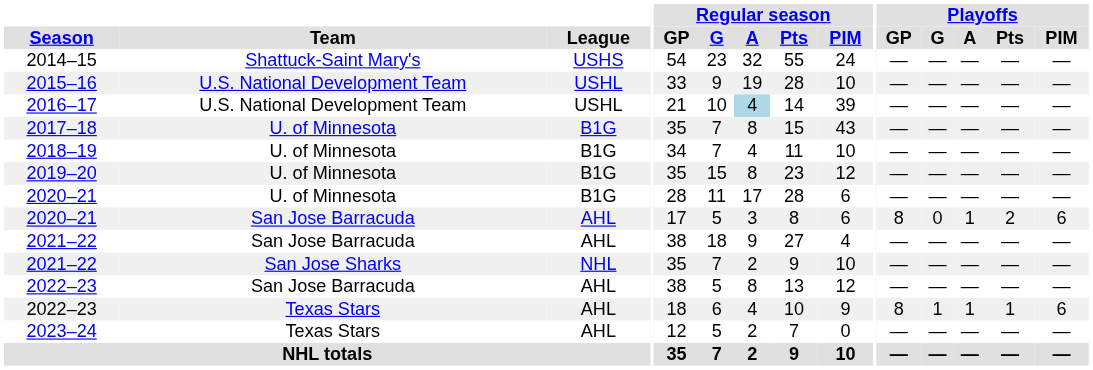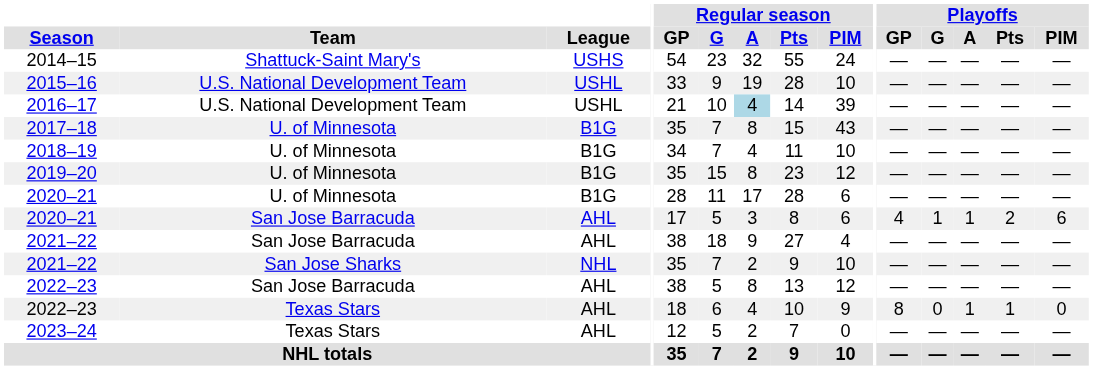(899, 218) 8 -> (899, 218) 4
(937, 218) 0 -> (937, 218) 1
(937, 309) 1 -> (937, 309) 0
(1061, 309) 6 -> (1061, 309) 0
